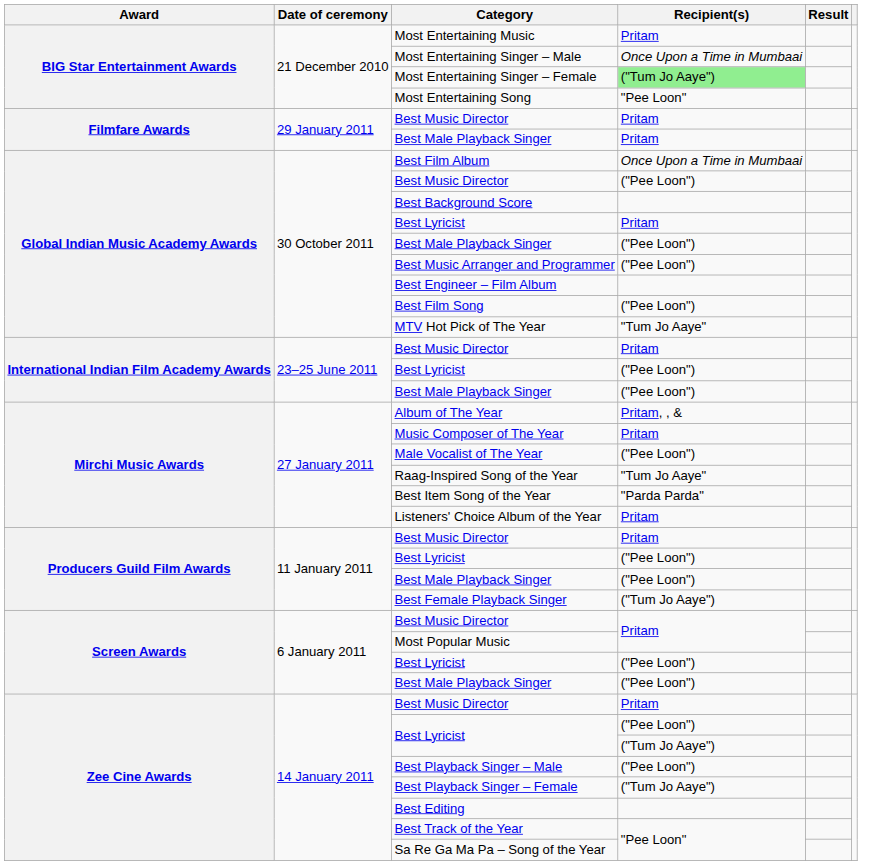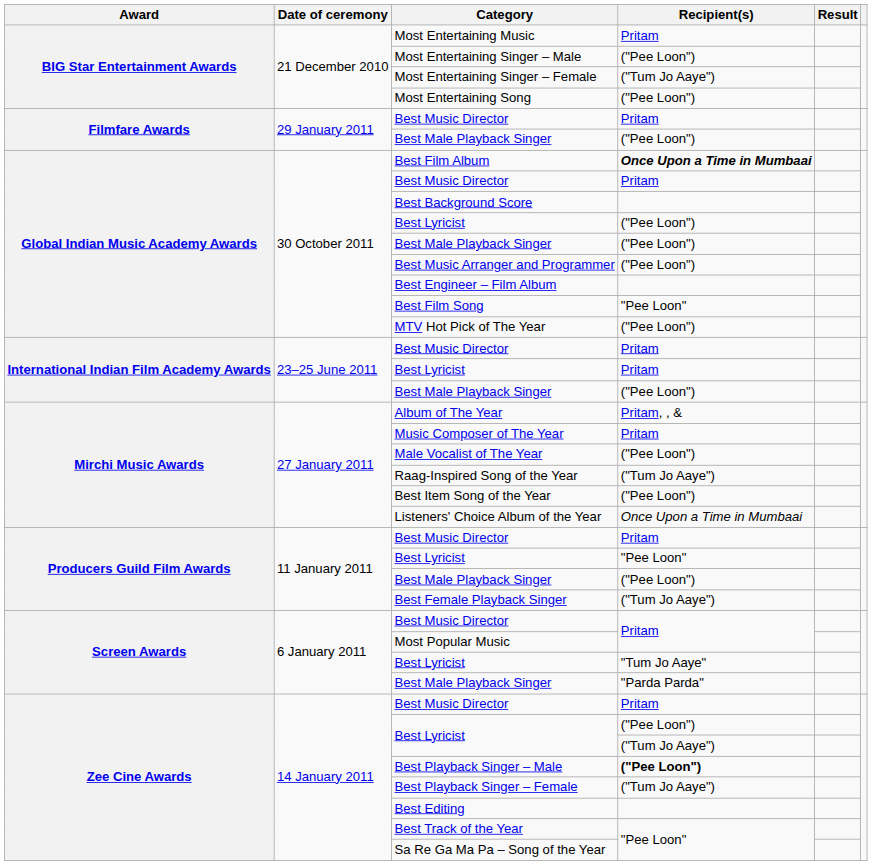(712, 56) Once Upon a Time in Mumbaai -> (658, 56) ("Pee Loon")
(668, 77) lightgreen background -> (668, 77) no background
(654, 98) "Pee Loon" -> (658, 98) ("Pee Loon")
(640, 139) Pritam -> (658, 139) ("Pee Loon")
(712, 160) normal -> (716, 160) bold
(658, 181) ("Pee Loon") -> (640, 181) Pritam
(640, 222) Pritam -> (658, 222) ("Pee Loon")
(658, 306) ("Pee Loon") -> (654, 306) "Pee Loon"
(664, 327) "Tum Jo Aaye" -> (658, 327) ("Pee Loon")
(658, 369) ("Pee Loon") -> (640, 369) Pritam
(664, 475) "Tum Jo Aaye" -> (668, 475) ("Tum Jo Aaye")
(662, 496) "Parda Parda" -> (658, 496) ("Pee Loon")
(640, 516) Pritam -> (712, 516) Once Upon a Time in Mumbaai
(658, 558) ("Pee Loon") -> (654, 558) "Pee Loon"
(658, 662) ("Pee Loon") -> (664, 662) "Tum Jo Aaye"
(658, 683) ("Pee Loon") -> (662, 683) "Parda Parda"
(658, 766) normal -> (661, 766) bold
